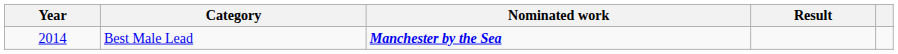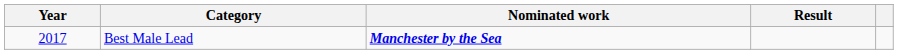(53, 37) 2014 -> (53, 37) 2017
